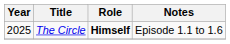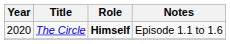(19, 30) 2025 -> (19, 30) 2020
